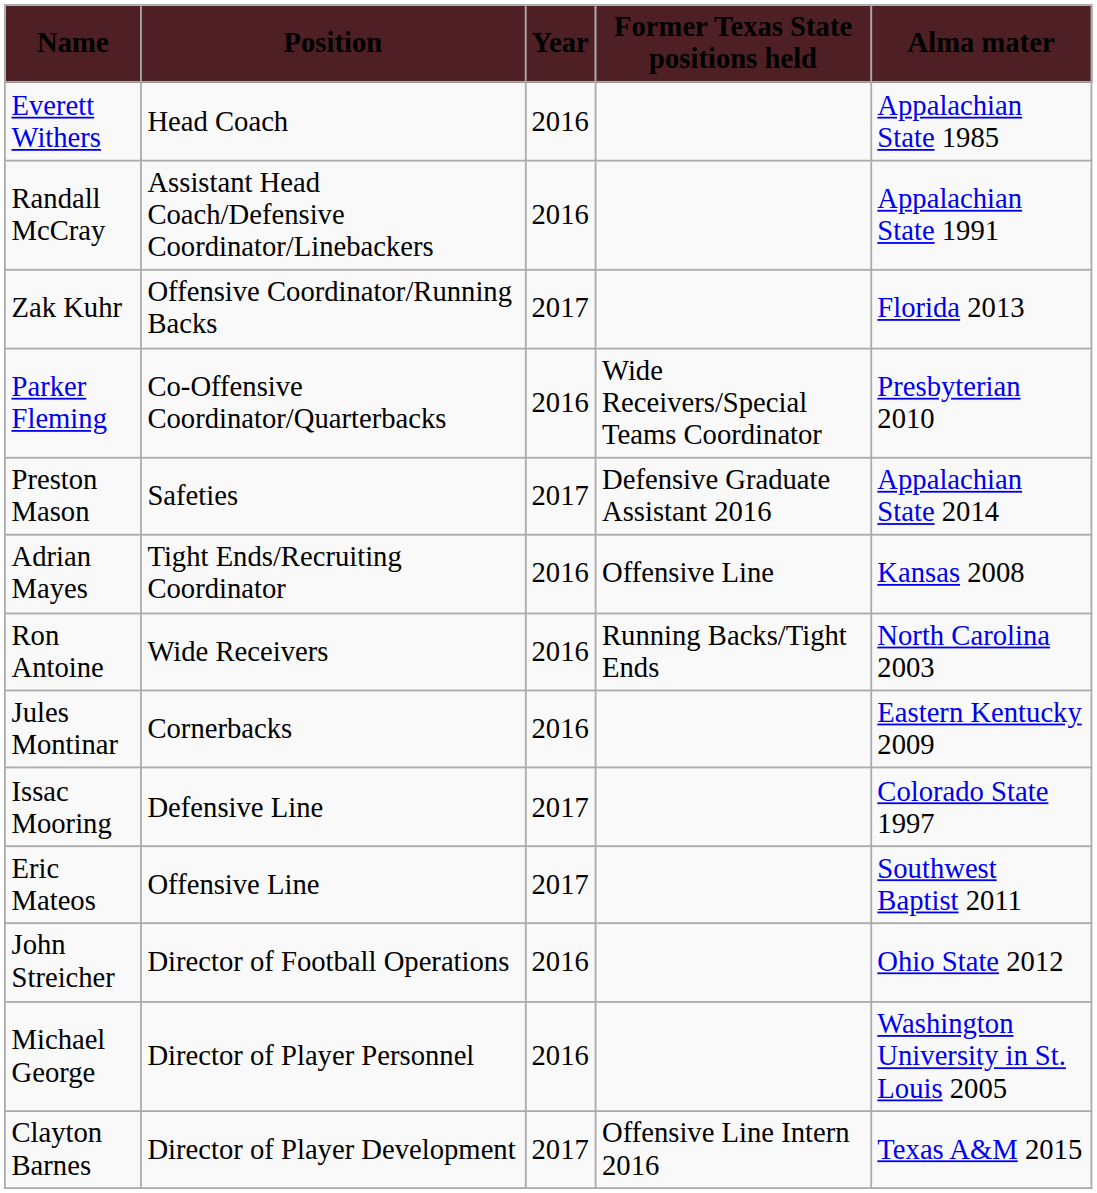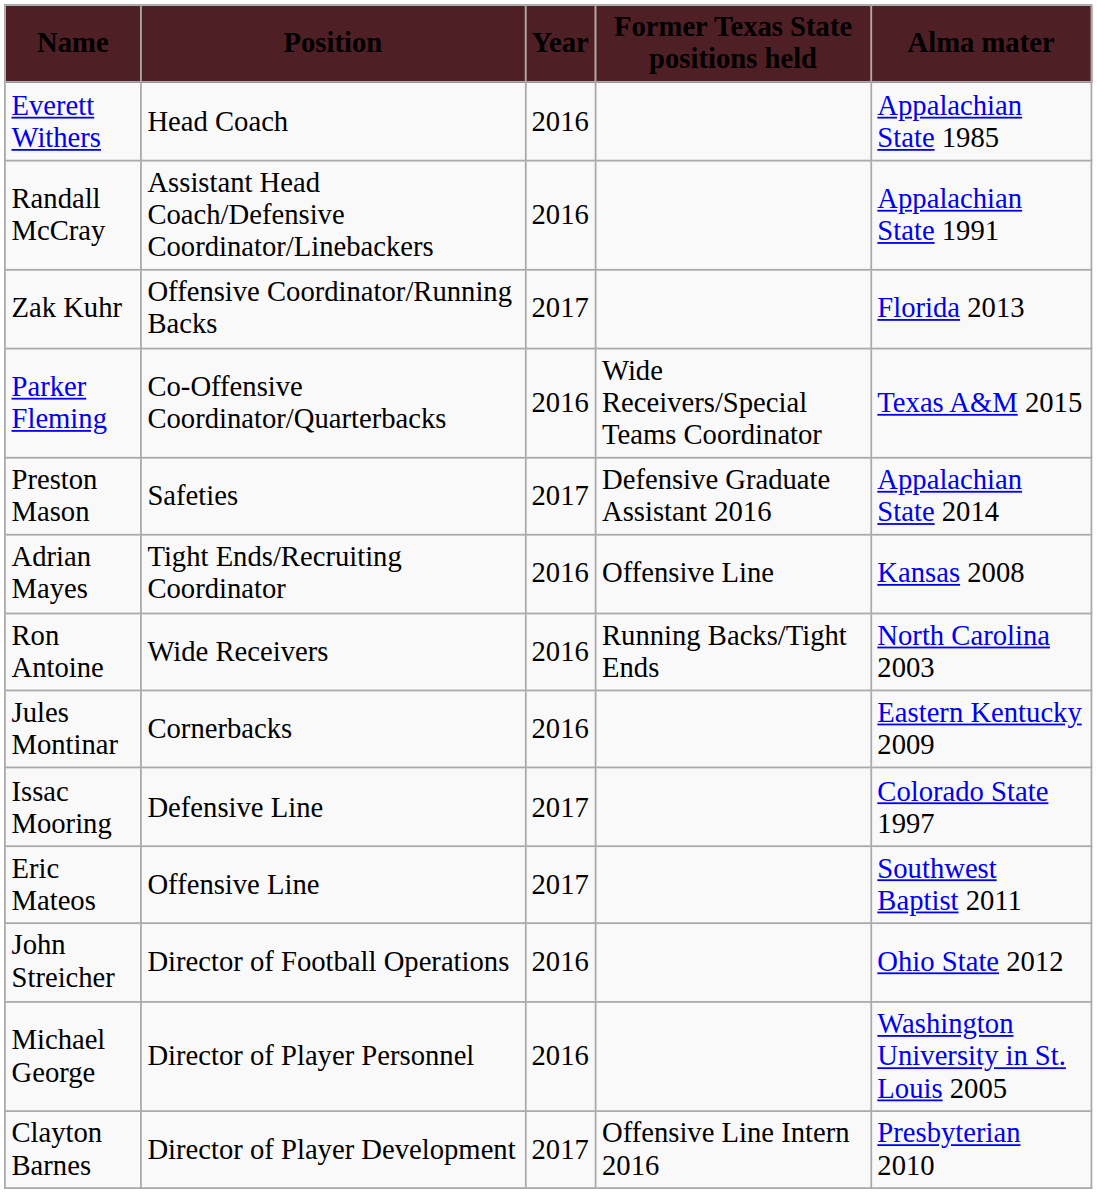(949, 402) Presbyterian 2010 -> (980, 402) Texas A&M 2015
(980, 1149) Texas A&M 2015 -> (949, 1149) Presbyterian 2010
